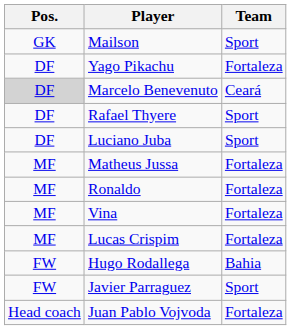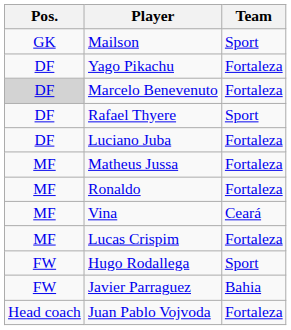(243, 90) Ceará -> (254, 90) Fortaleza
(242, 139) Sport -> (254, 139) Fortaleza
(254, 213) Fortaleza -> (243, 213) Ceará
(243, 262) Bahia -> (242, 262) Sport
(242, 287) Sport -> (243, 287) Bahia
